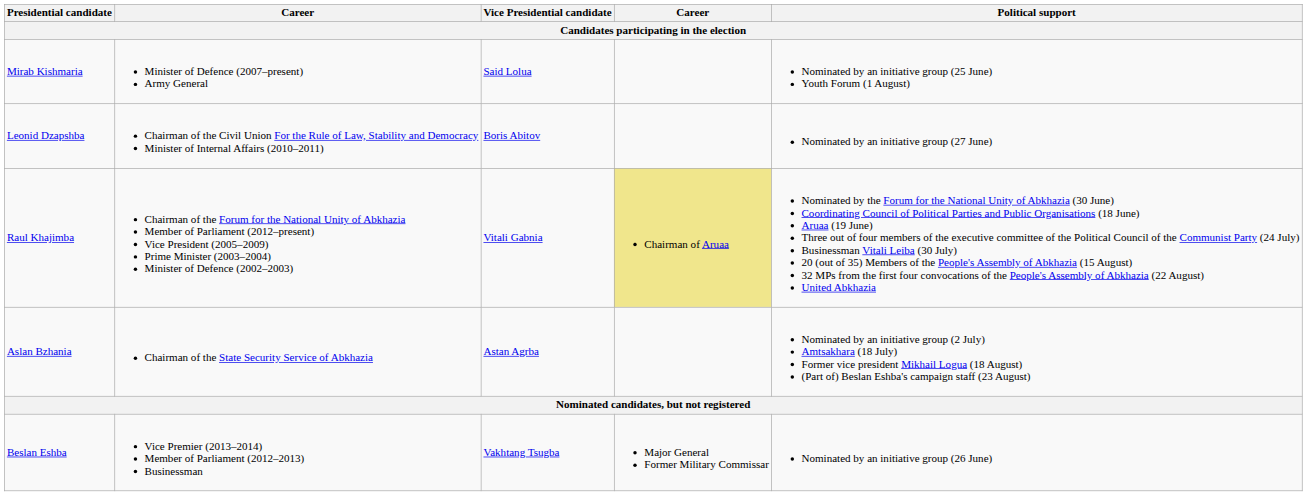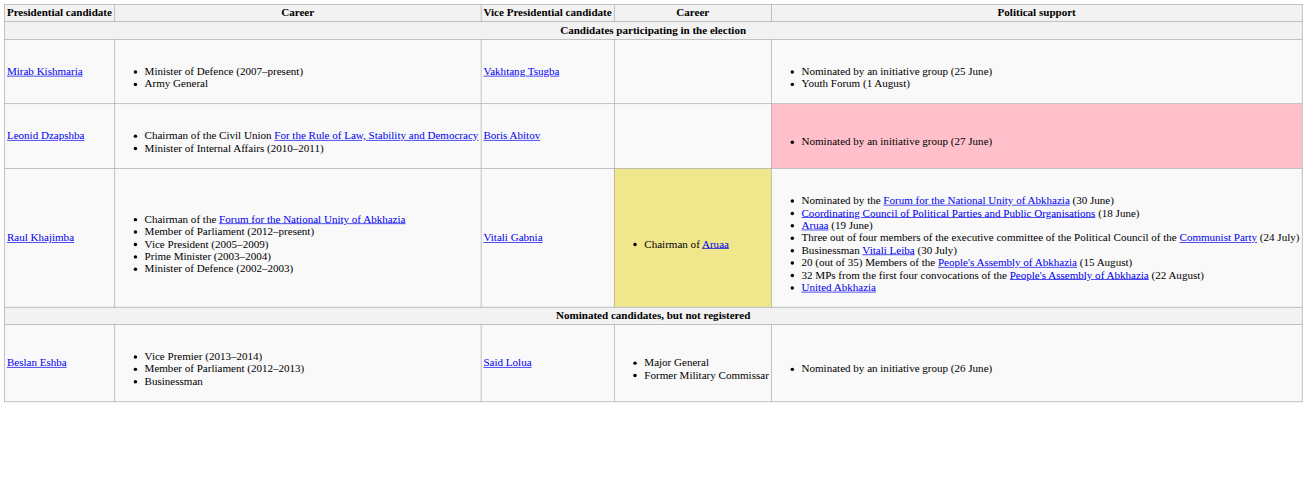(508, 71) Said Lolua -> (521, 71) Vakhtang Tsugba
(1037, 142) no background -> (1037, 142) pink background
- row: (39, 351)
(521, 452) Vakhtang Tsugba -> (508, 363) Said Lolua
